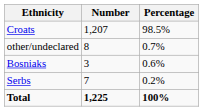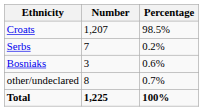rows swapped: (19, 81) <-> (43, 47)
